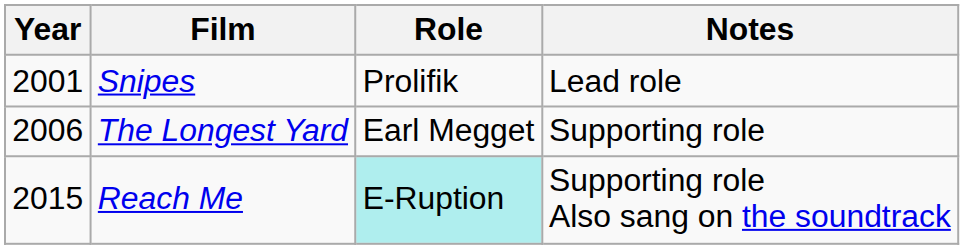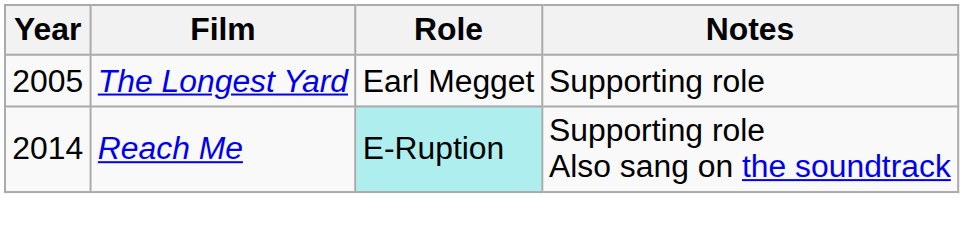- row: (147, 80)
(48, 130) 2006 -> (48, 80) 2005
(48, 199) 2015 -> (48, 148) 2014
